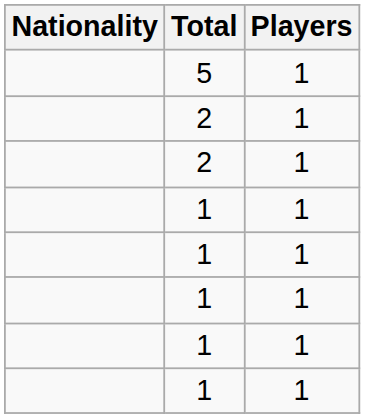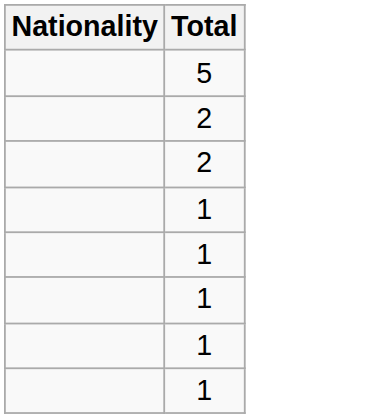- column: (302, 27)
